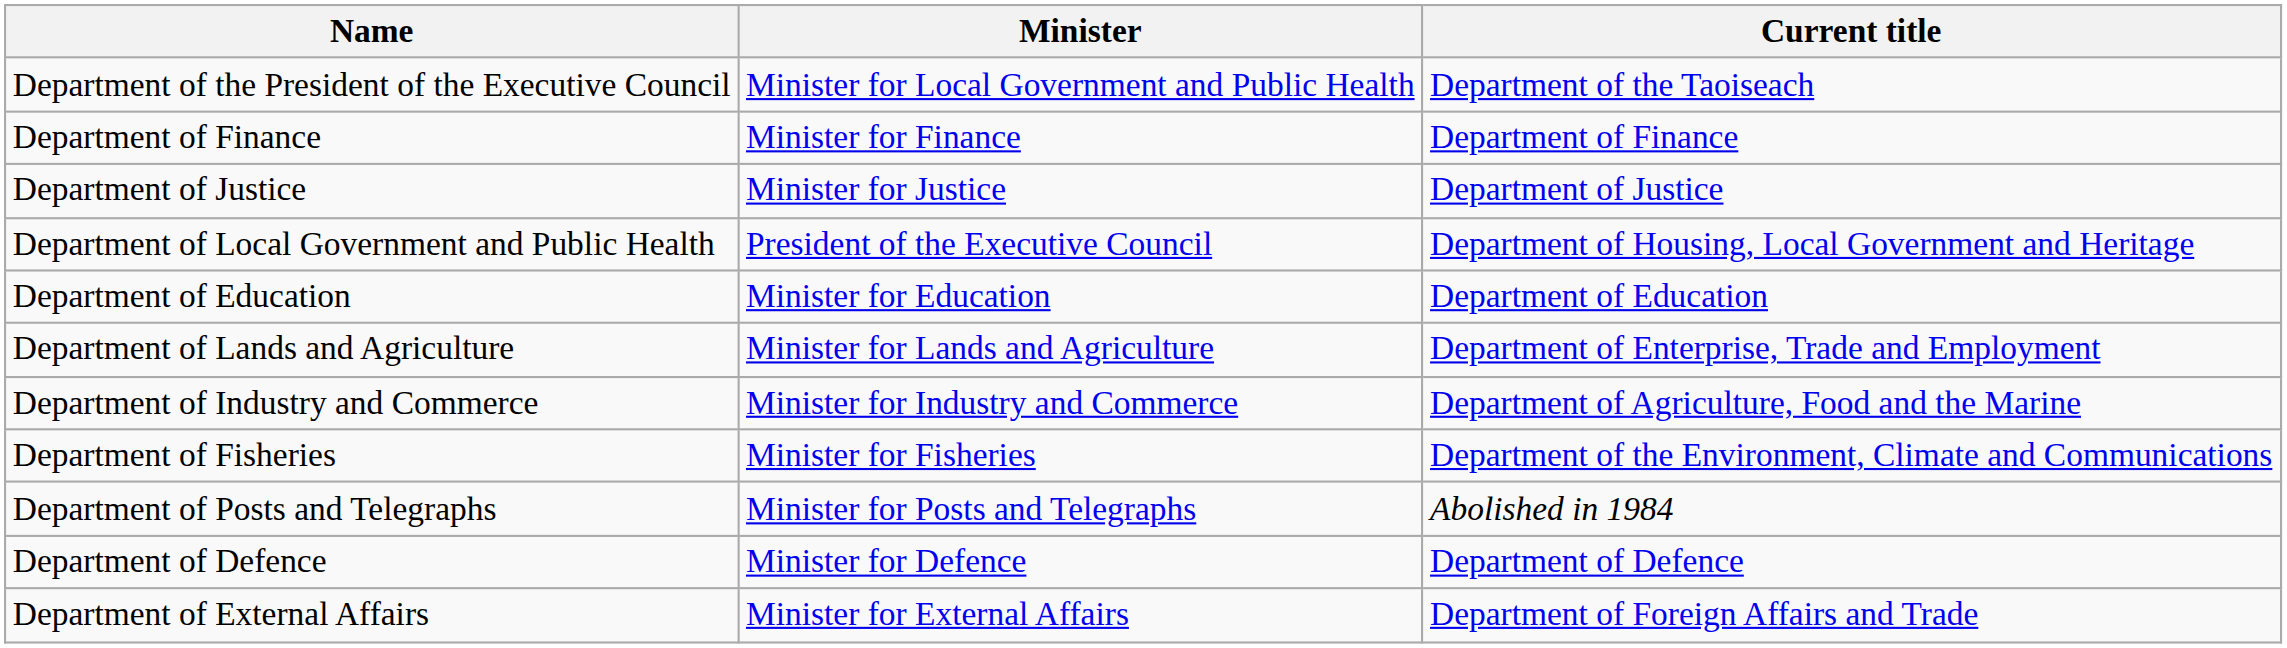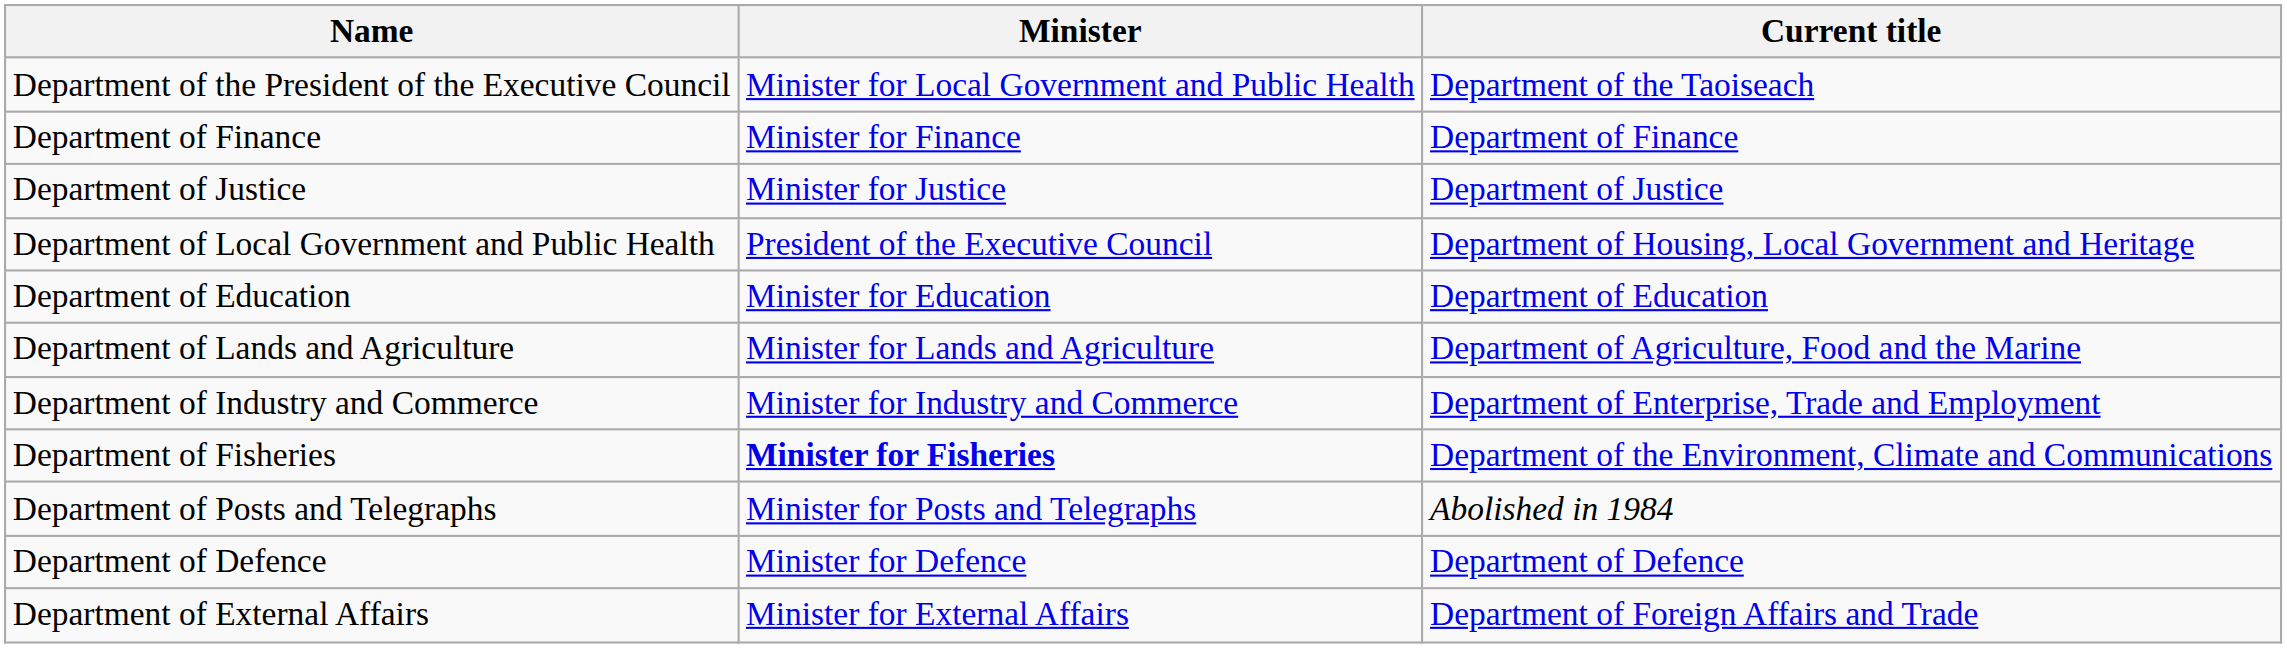(1765, 349) Department of Enterprise, Trade and Employment -> (1756, 349) Department of Agriculture, Food and the Marine
(1756, 402) Department of Agriculture, Food and the Marine -> (1765, 402) Department of Enterprise, Trade and Employment
(891, 455) normal -> (900, 455) bold
